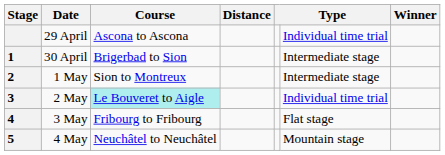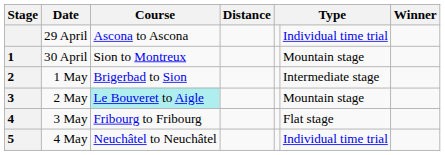(140, 56) Brigerbad to Sion -> (140, 56) Sion to Montreux
(331, 56) Intermediate stage -> (324, 56) Mountain stage
(140, 77) Sion to Montreux -> (140, 77) Brigerbad to Sion
(335, 98) Individual time trial -> (324, 98) Mountain stage
(324, 139) Mountain stage -> (335, 139) Individual time trial
